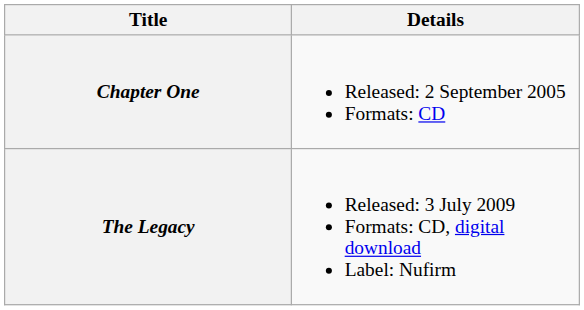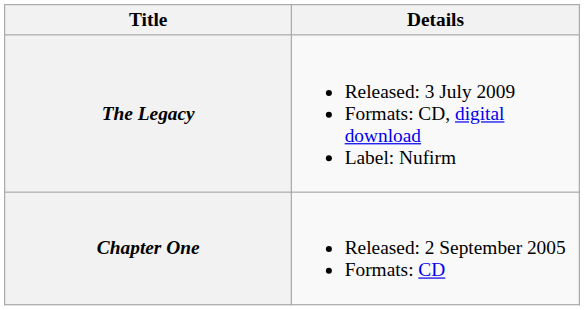rows swapped: (148, 91) <-> (148, 226)
